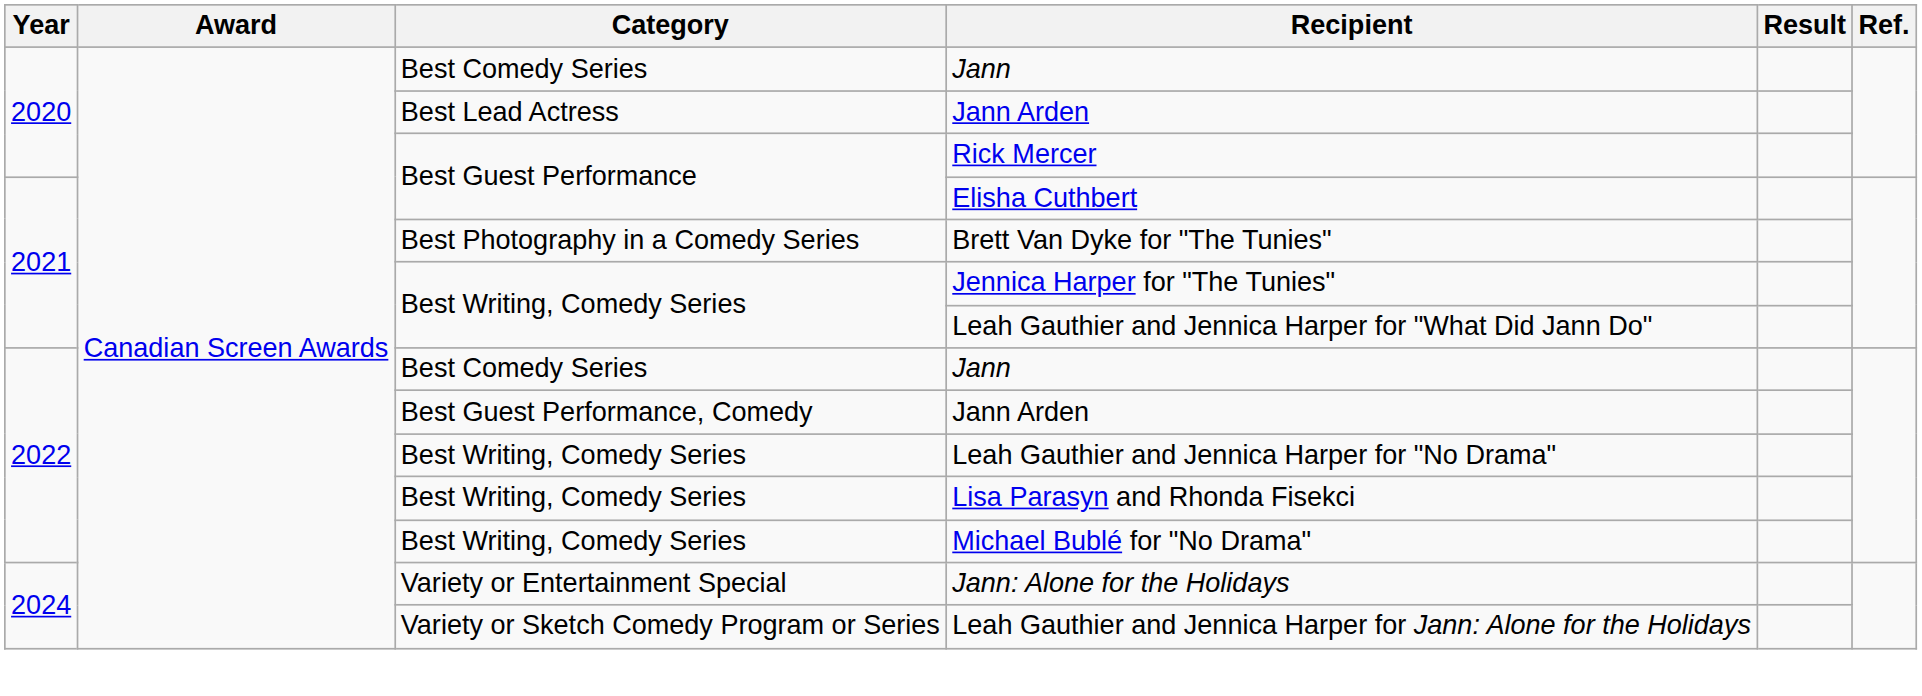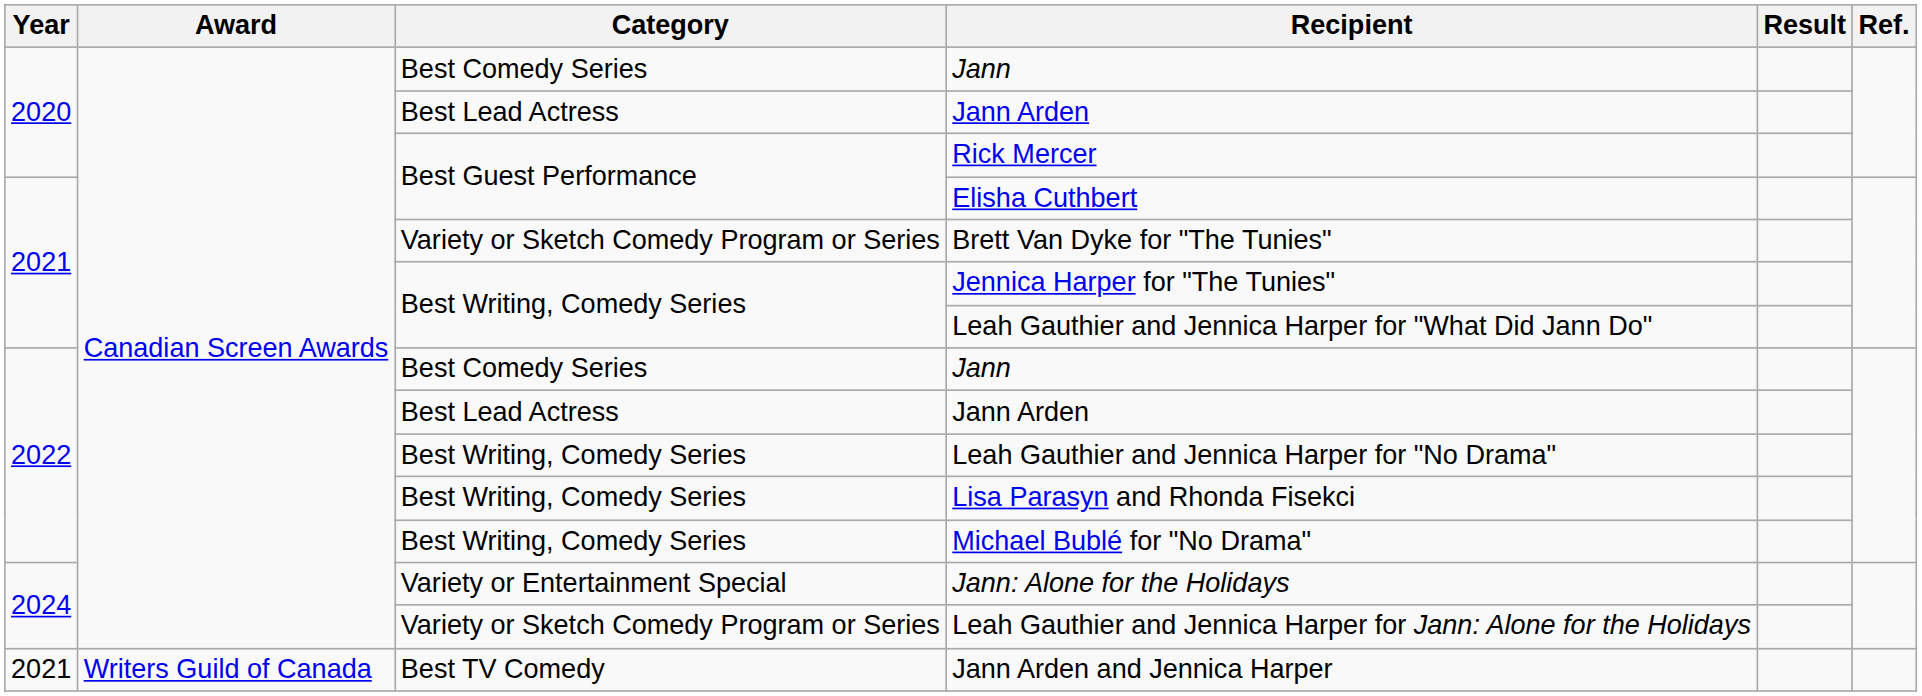(630, 240) Best Photography in a Comedy Series -> (670, 240) Variety or Sketch Comedy Program or Series
(607, 411) Best Guest Performance, Comedy -> (510, 411) Best Lead Actress
+ row: (41, 669)
